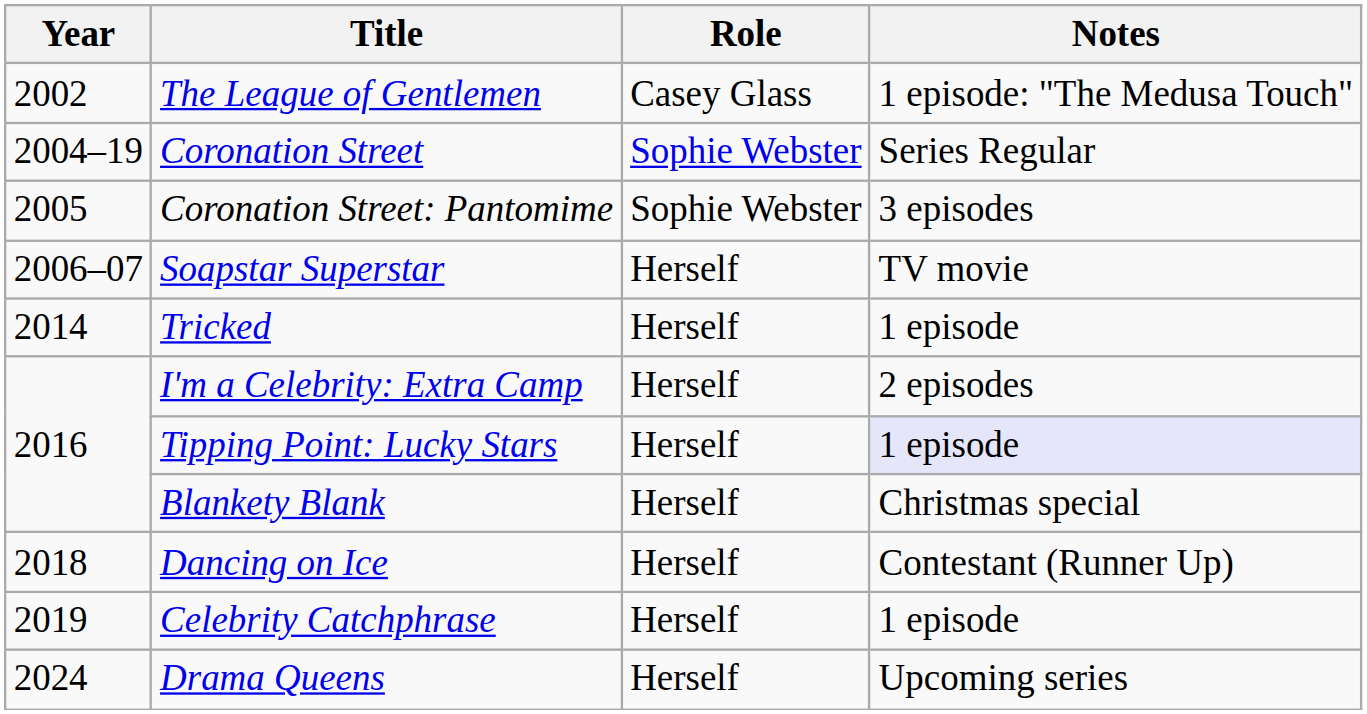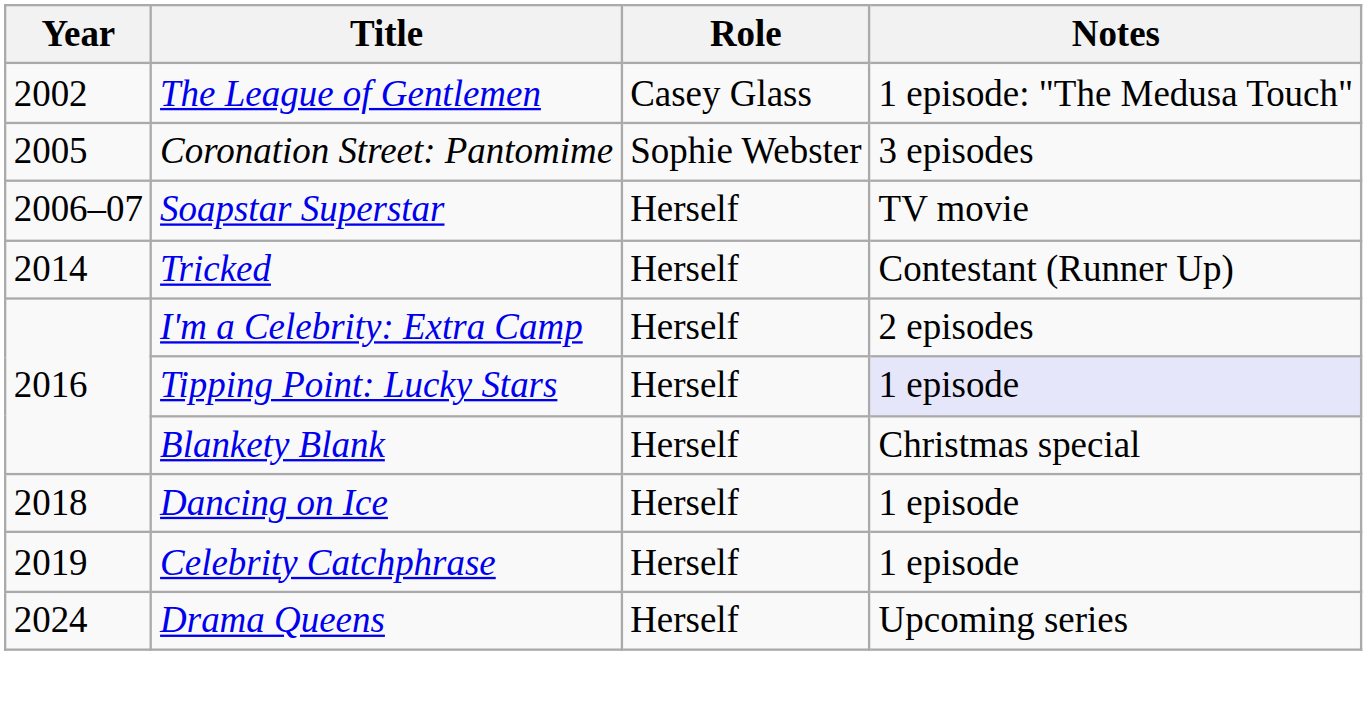- row: (292, 151)
(949, 326) 1 episode -> (1056, 268) Contestant (Runner Up)
(1056, 561) Contestant (Runner Up) -> (949, 502) 1 episode
